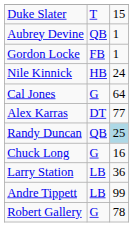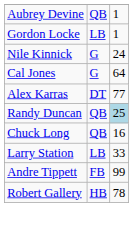- row: (37, 14)
(97, 53) FB -> (98, 34) LB
(98, 73) HB -> (94, 53) G
(94, 152) G -> (98, 133) QB
(119, 172) 36 -> (119, 152) 33
(98, 192) LB -> (97, 172) FB
(94, 212) G -> (98, 192) HB
